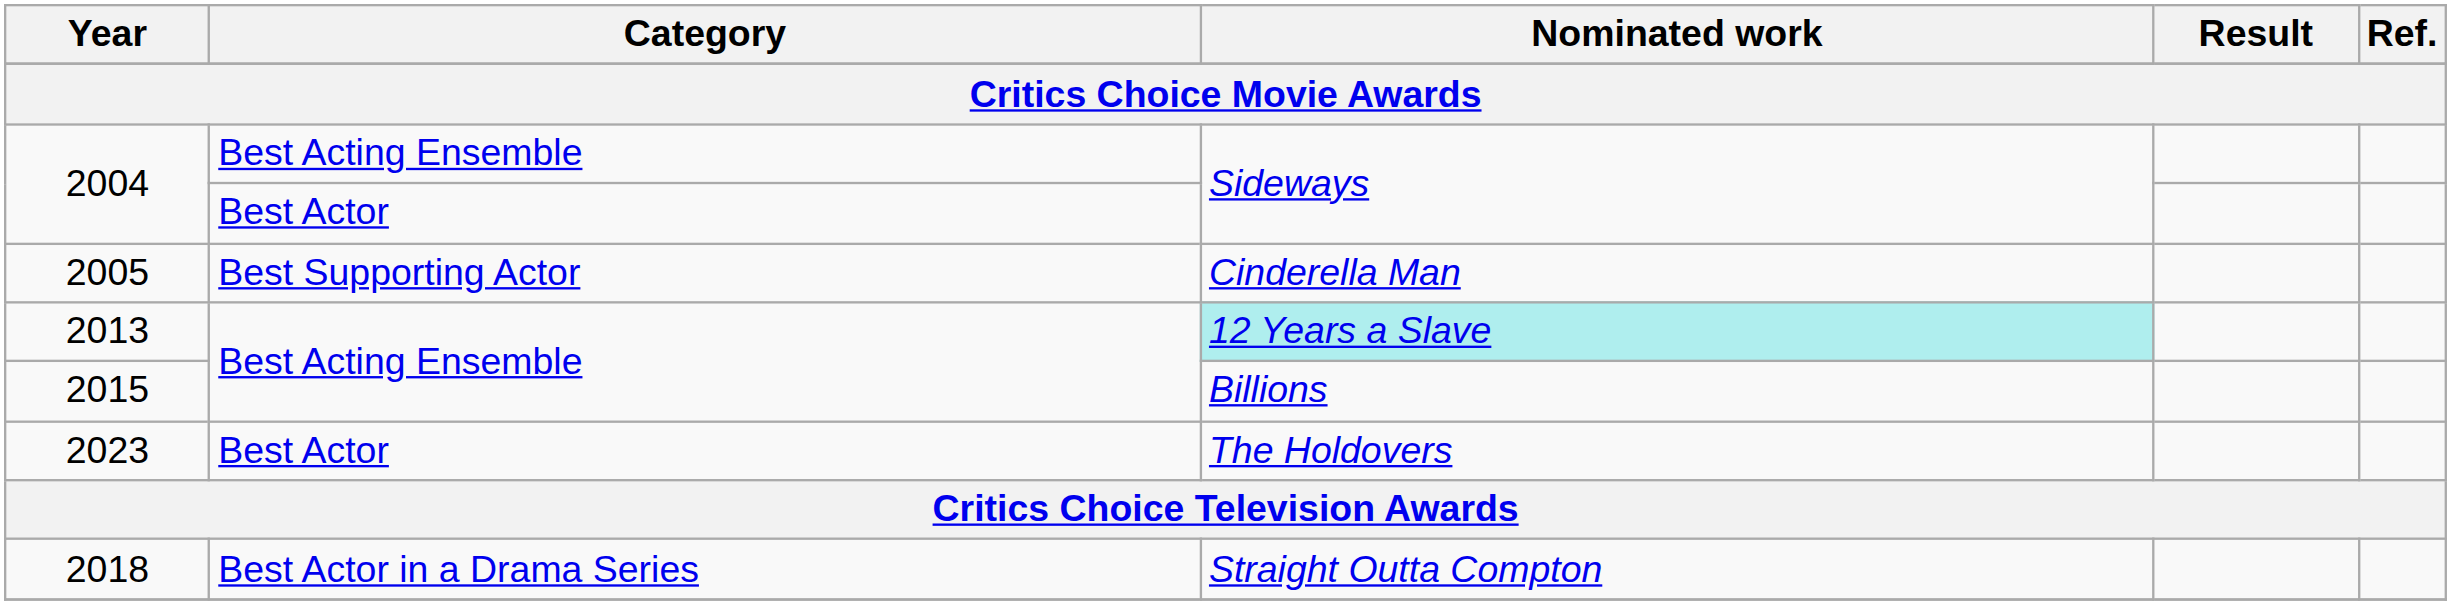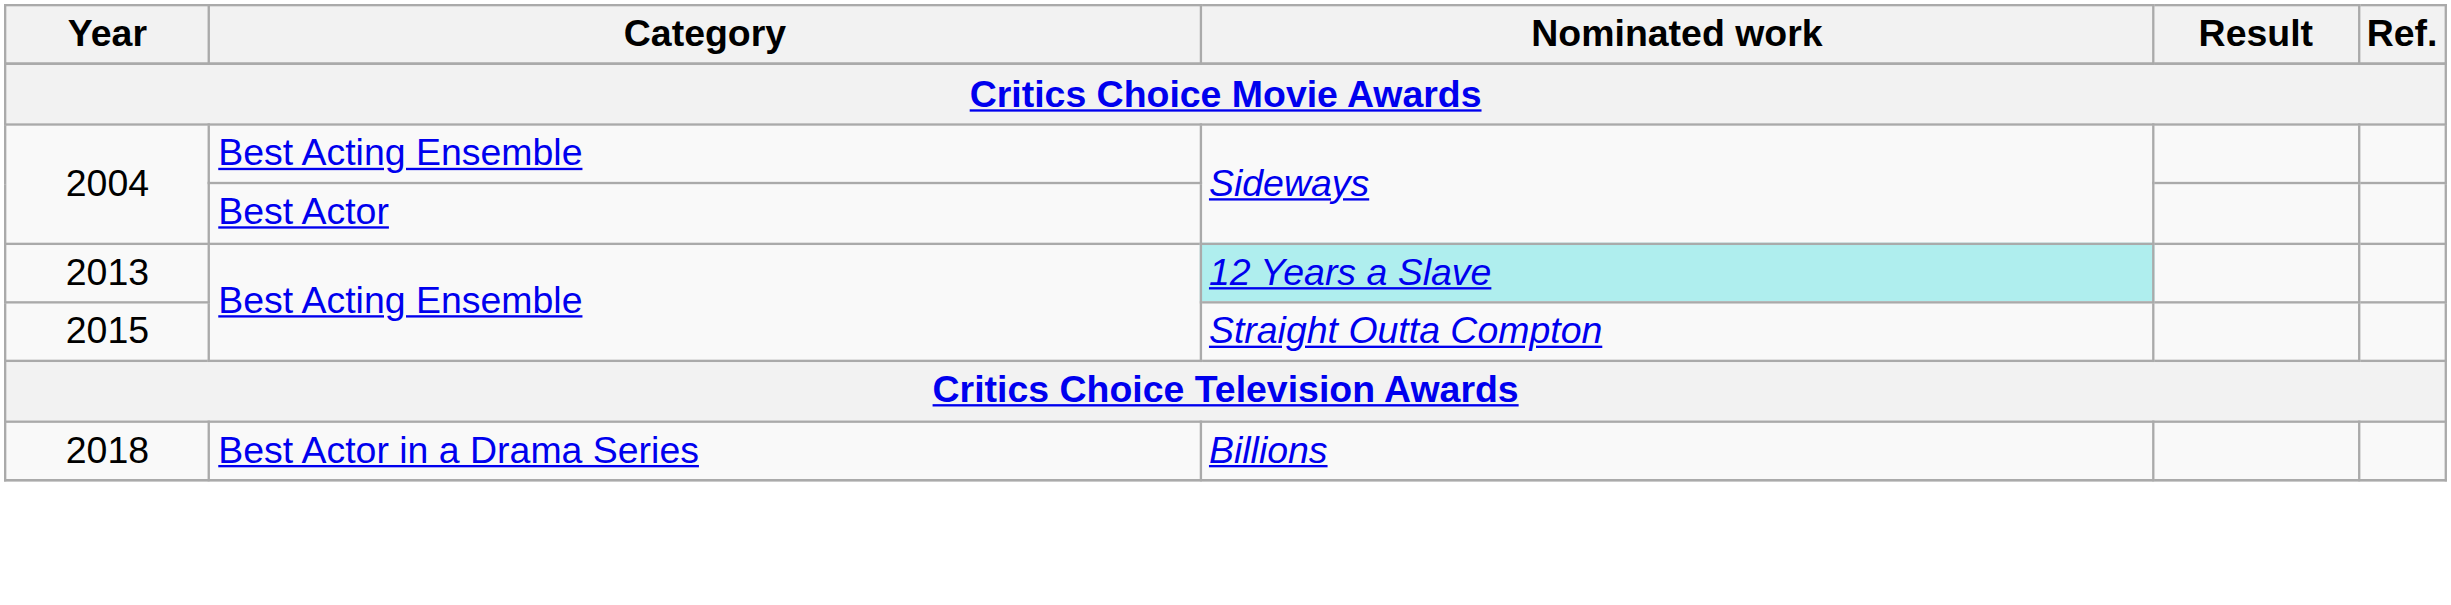- row: (107, 271)
(1268, 390) Billions -> (1406, 331) Straight Outta Compton
- row: (107, 449)
(1406, 568) Straight Outta Compton -> (1268, 449) Billions
